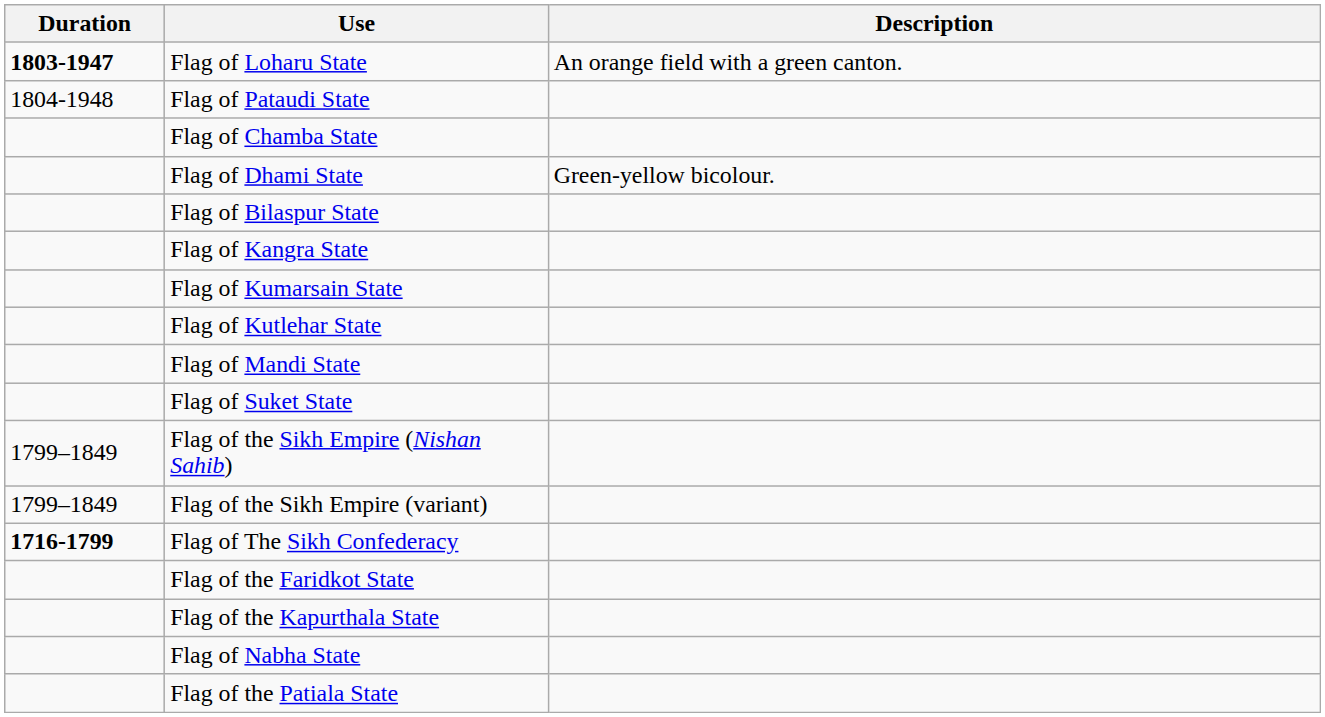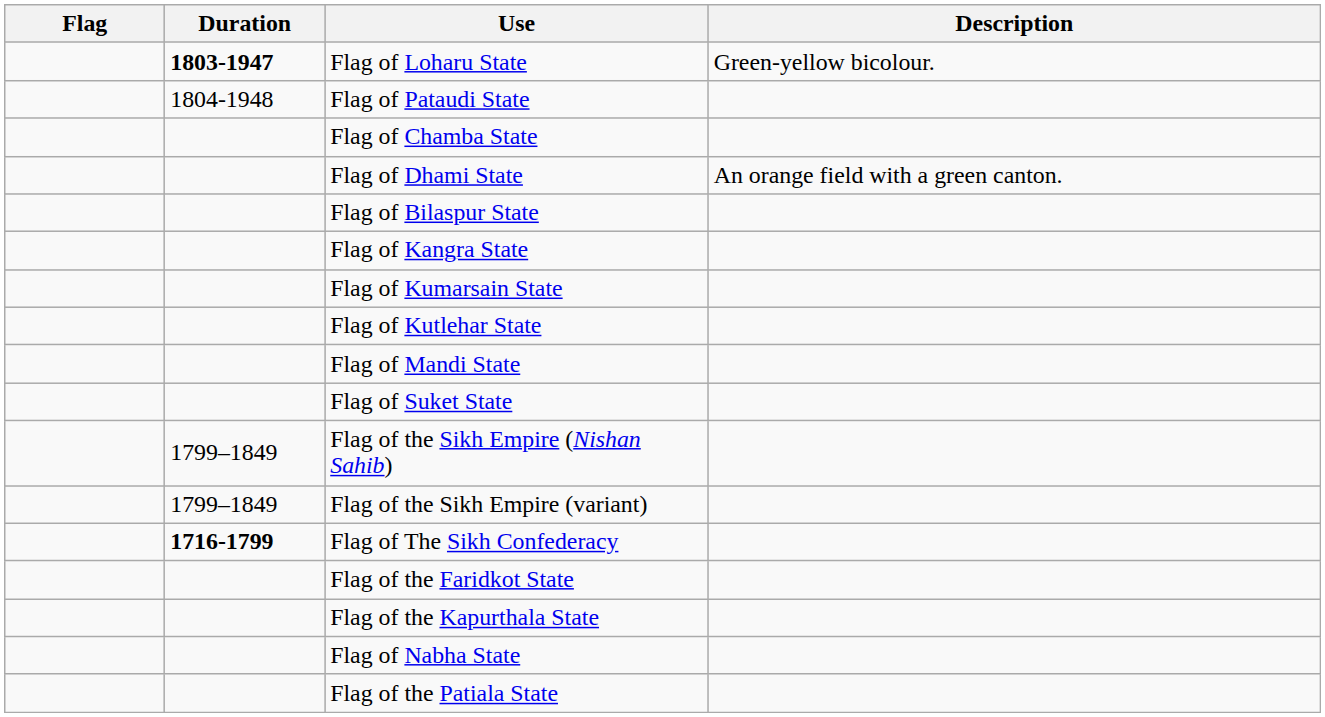+ column: (85, 23)
(728, 61) An orange field with a green canton. -> (824, 61) Green-yellow bicolour.
(664, 174) Green-yellow bicolour. -> (888, 174) An orange field with a green canton.
